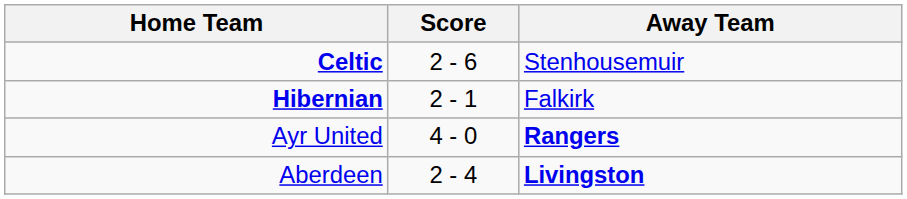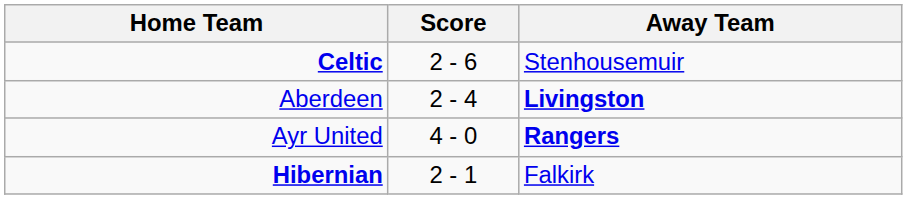rows swapped: (328, 99) <-> (331, 174)
